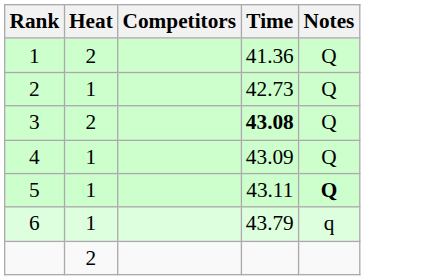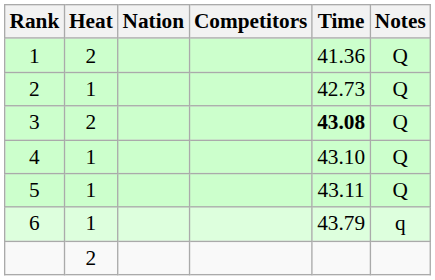+ column: (153, 21)
(270, 156) 43.09 -> (341, 156) 43.10
(329, 190) bold -> (400, 190) normal
